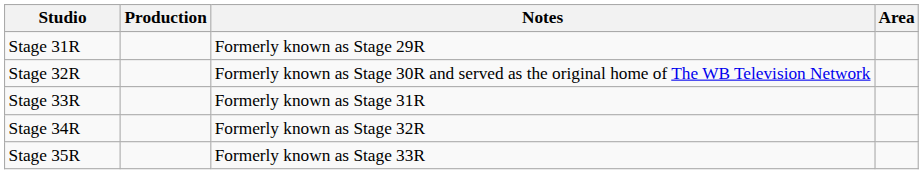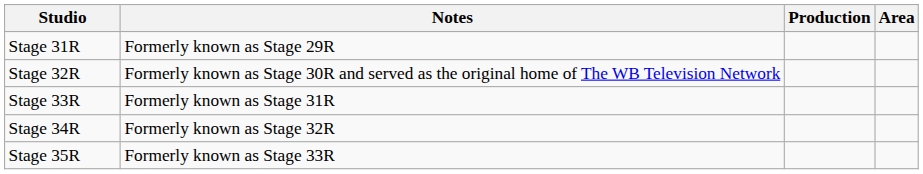columns swapped: (166, 18) <-> (543, 18)
